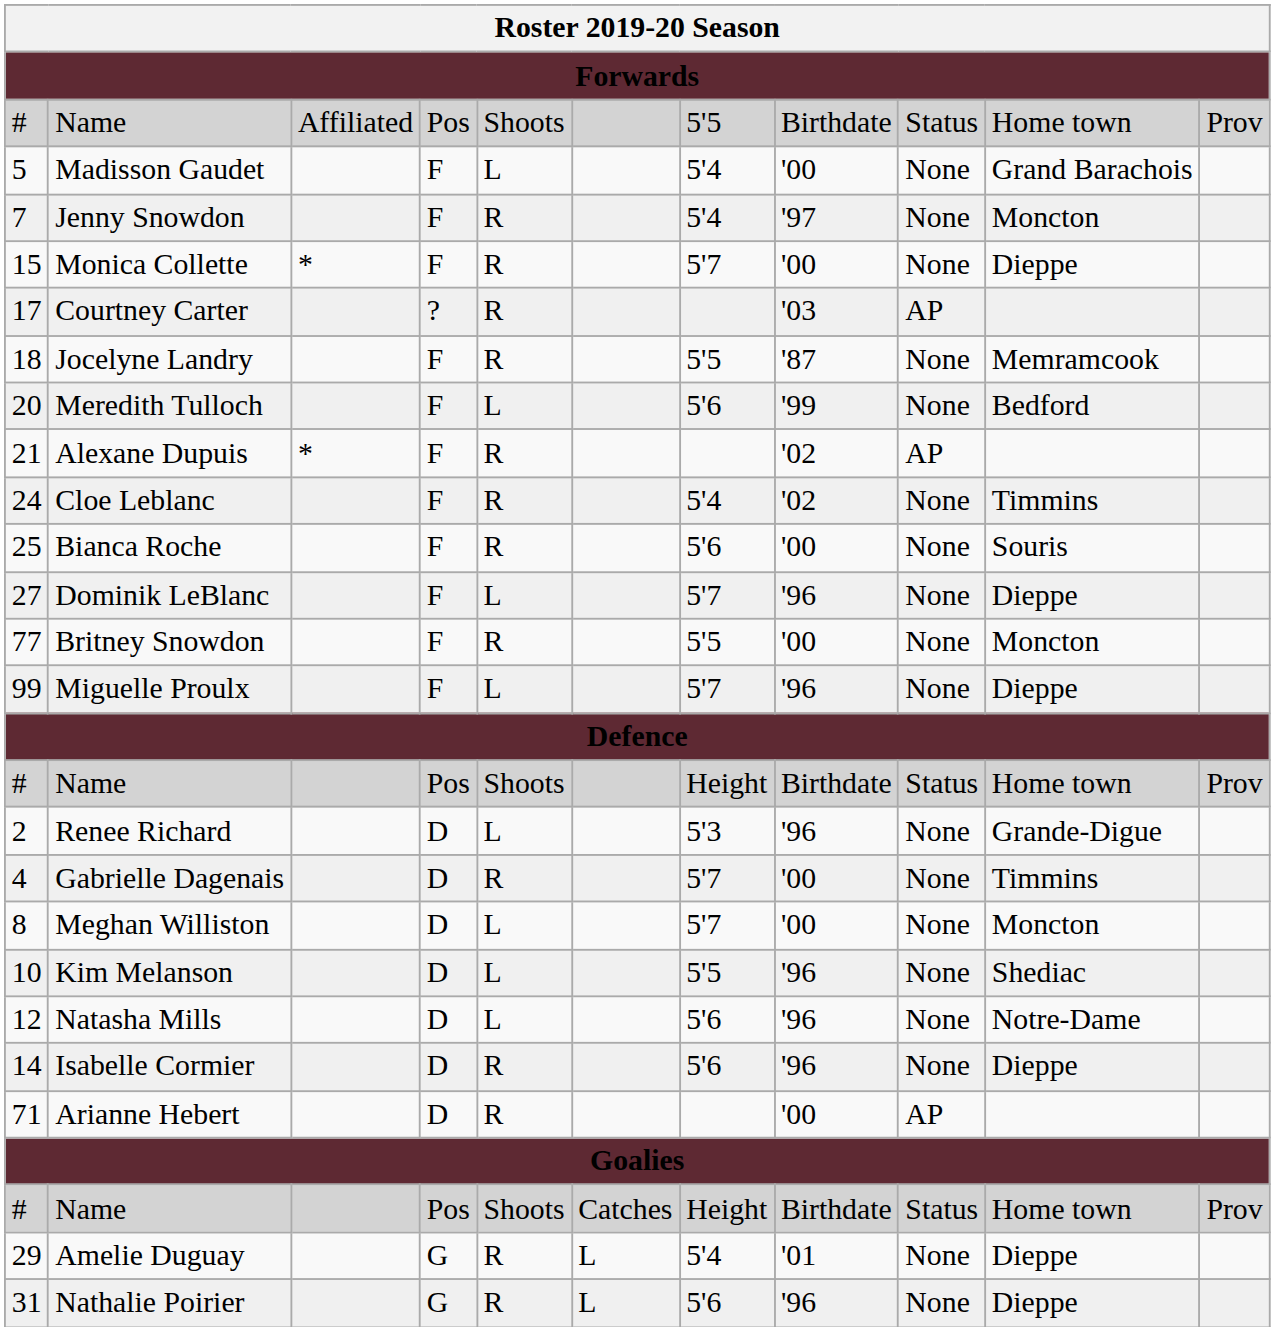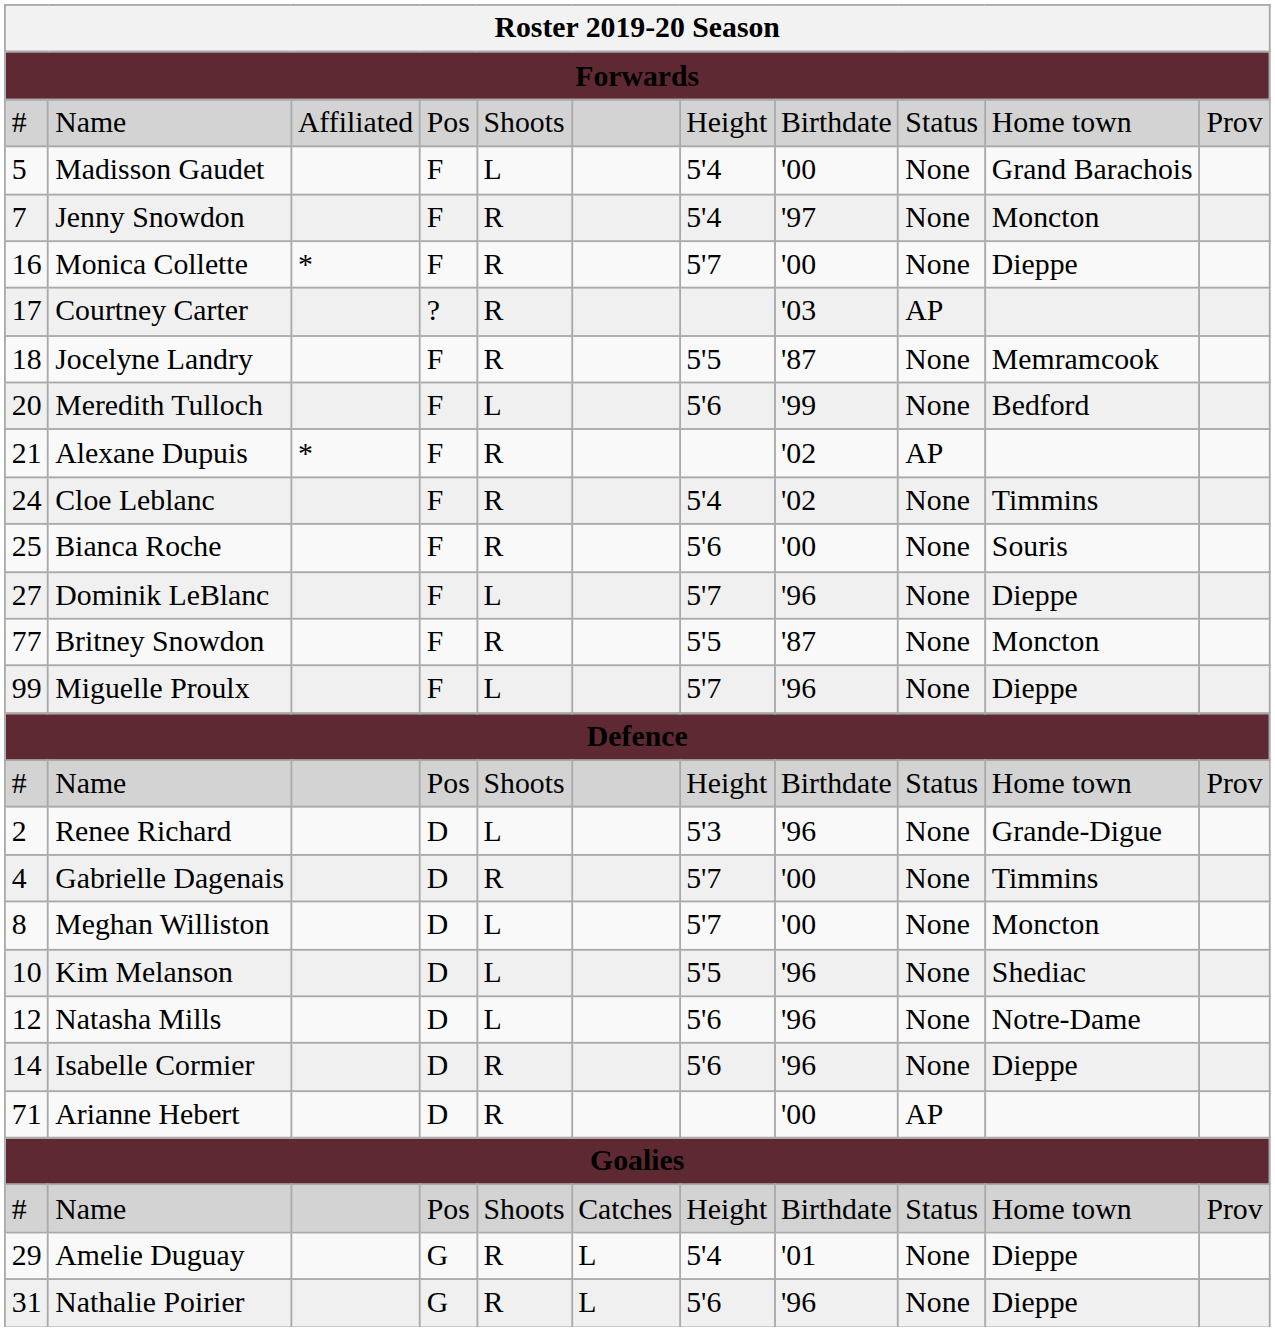(704, 122) 5'5 -> (727, 122) Height
(27, 264) 15 -> (27, 264) 16
(798, 641) '00 -> (798, 641) '87
